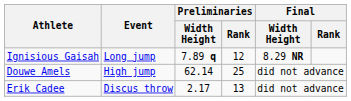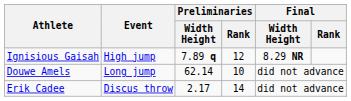(130, 56) Long jump -> (130, 56) High jump
(130, 72) High jump -> (130, 72) Long jump
(238, 72) 25 -> (238, 72) 10
(238, 88) 13 -> (238, 88) 14
